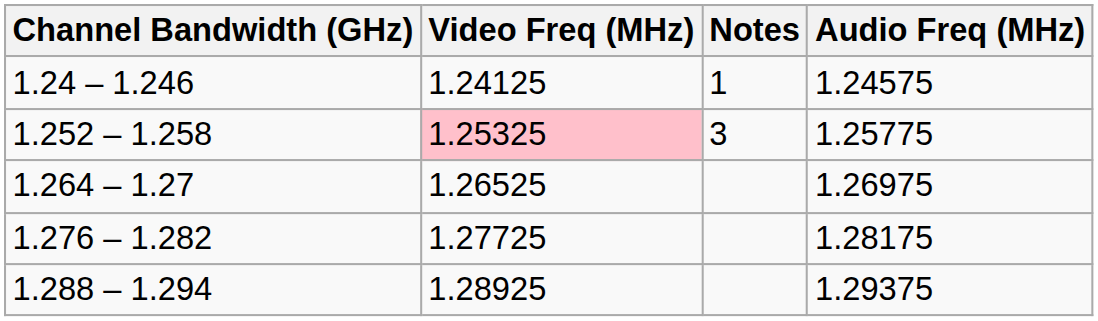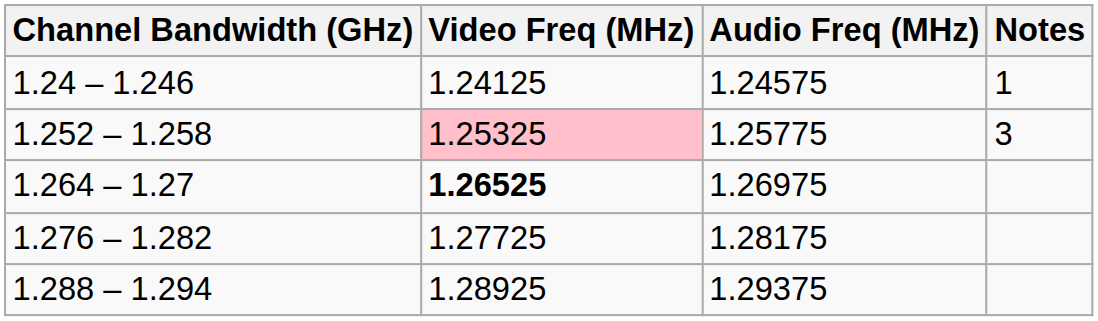columns swapped: (950, 30) <-> (755, 30)
(487, 185) normal -> (487, 185) bold
